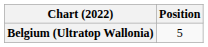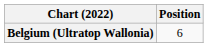(180, 33) 5 -> (180, 33) 6
